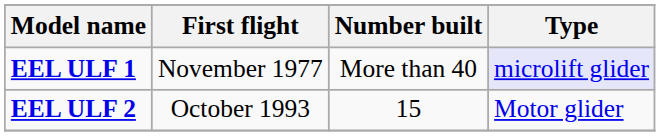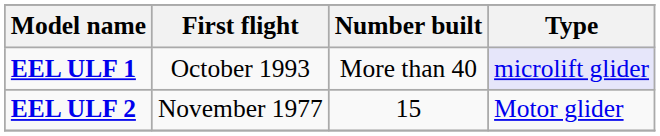(240, 67) November 1977 -> (240, 67) October 1993
(240, 109) October 1993 -> (240, 109) November 1977
